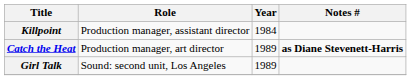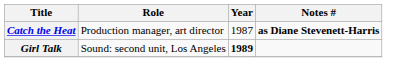- row: (41, 30)
(266, 48) 1989 -> (242, 30) 1987
(266, 65) normal -> (242, 48) bold
